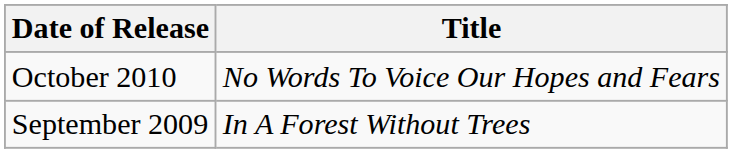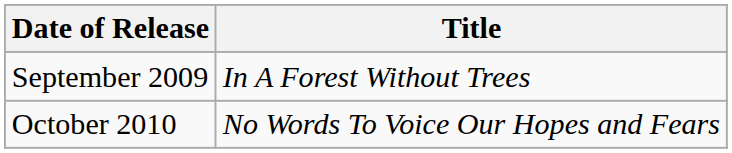rows swapped: (110, 123) <-> (94, 76)
